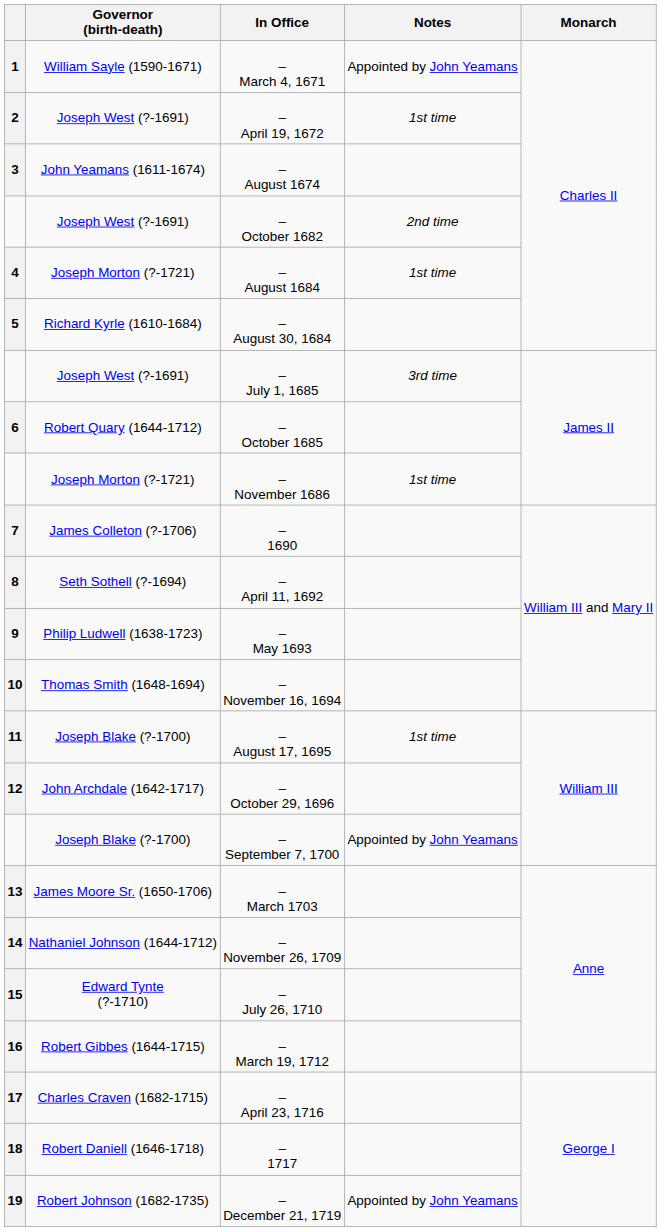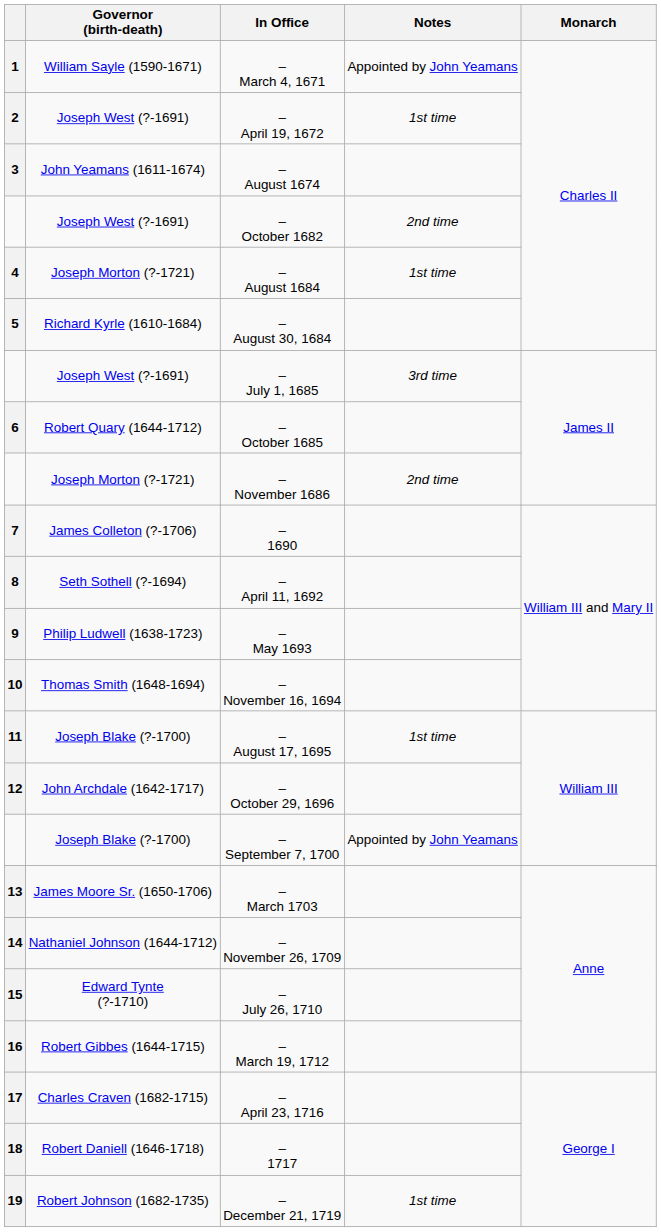(433, 479) 1st time -> (433, 479) 2nd time
(433, 1200) Appointed by John Yeamans -> (433, 1200) 1st time
